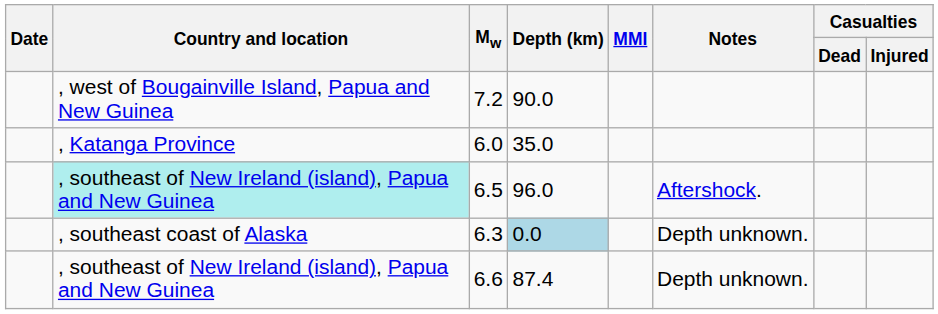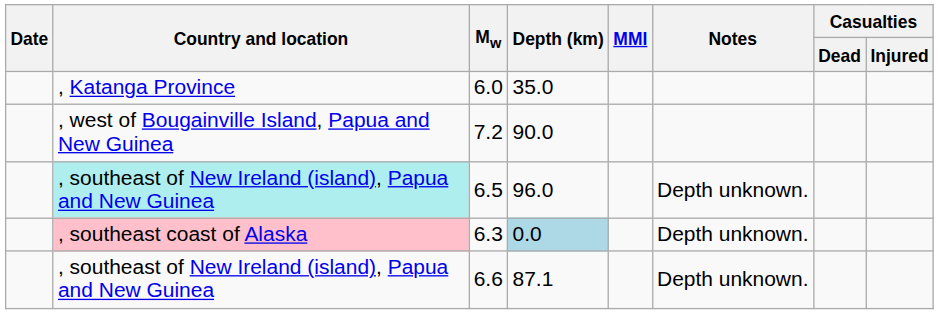rows swapped: (488, 144) <-> (488, 99)
(709, 189) Aftershock. -> (733, 189) Depth unknown.
(183, 234) no background -> (183, 234) pink background
(533, 279) 87.4 -> (533, 279) 87.1
